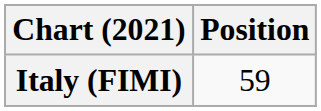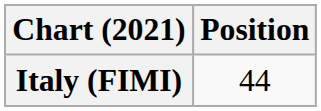(255, 79) 59 -> (255, 79) 44
